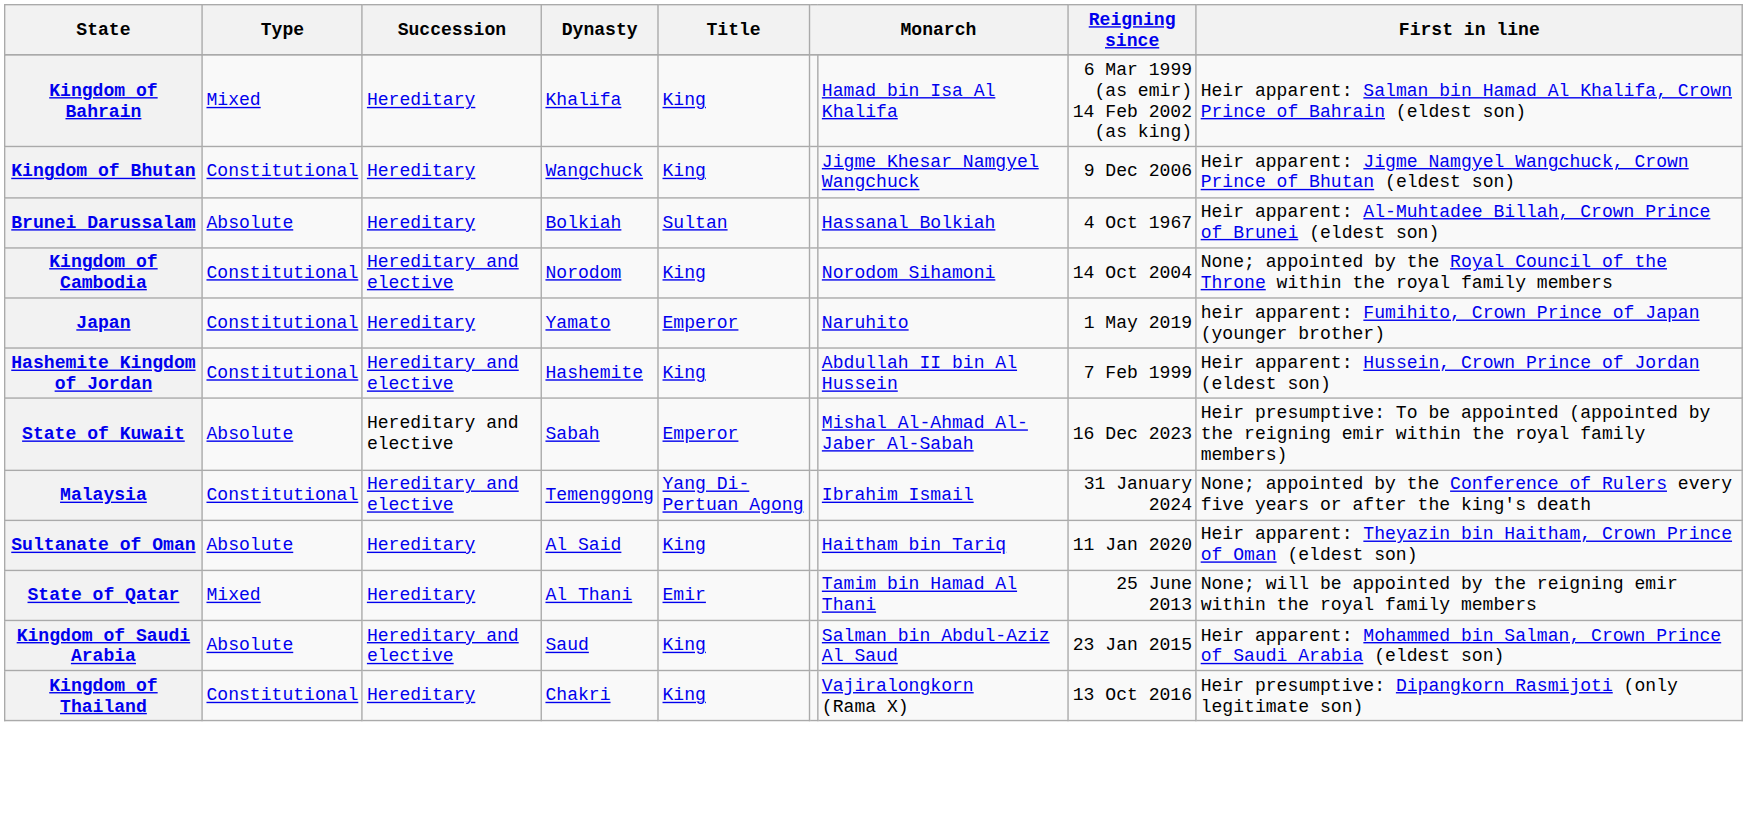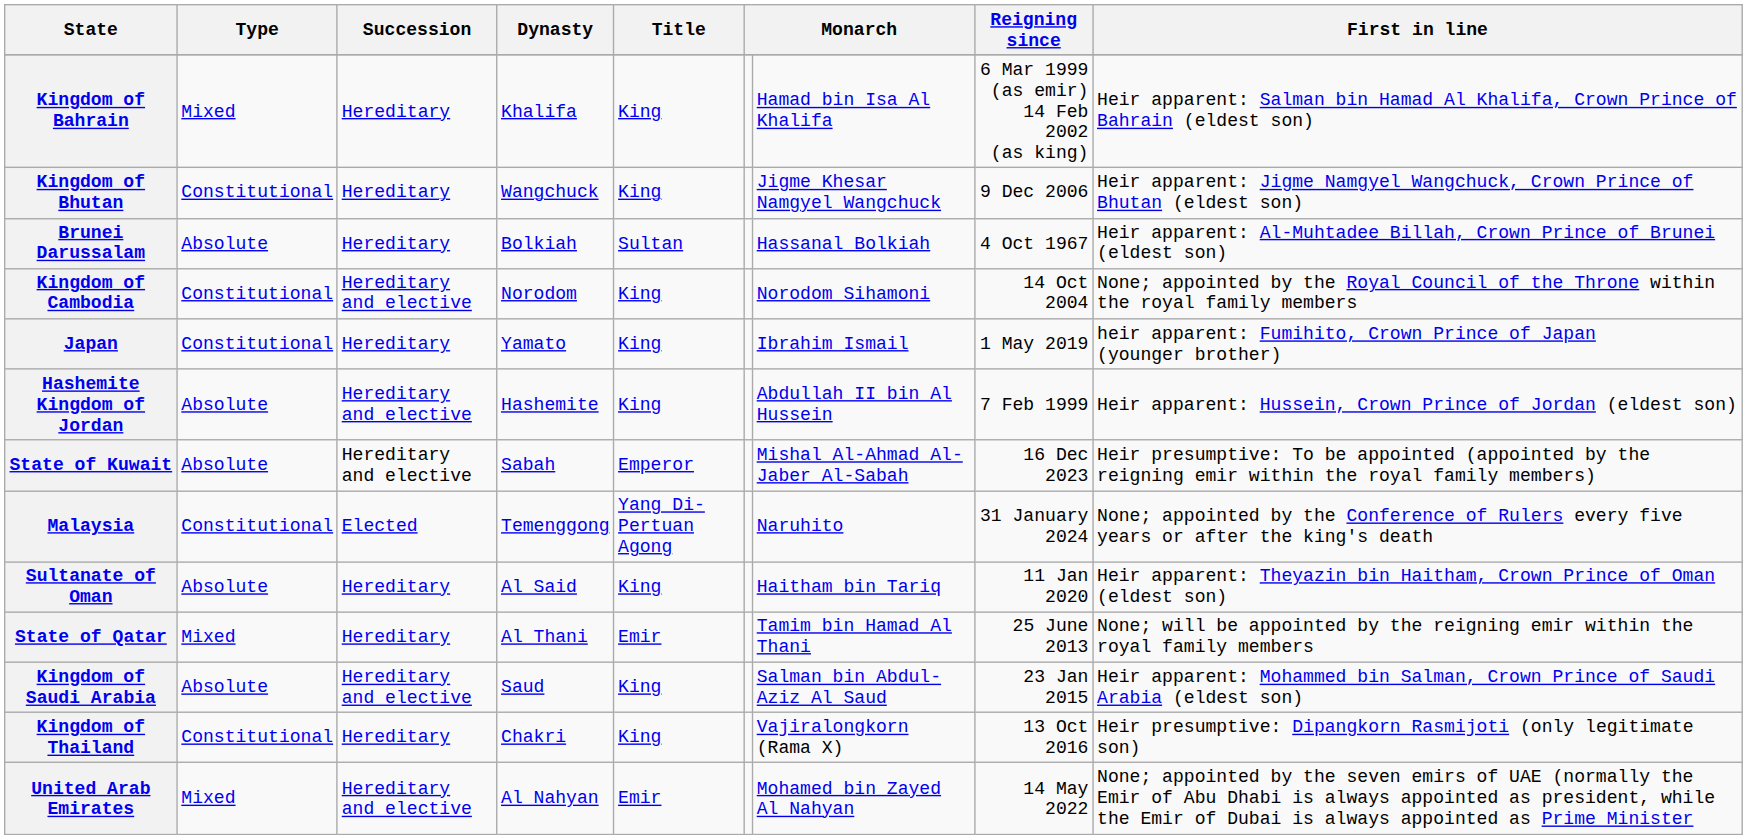(700, 323) Emperor -> (640, 344) King
(865, 323) Naruhito -> (833, 344) Ibrahim Ismail
(282, 373) Constitutional -> (225, 405) Absolute
(443, 495) Hereditary and elective -> (380, 526) Elected
(898, 495) Ibrahim Ismail -> (800, 526) Naruhito
+ row: (91, 798)
